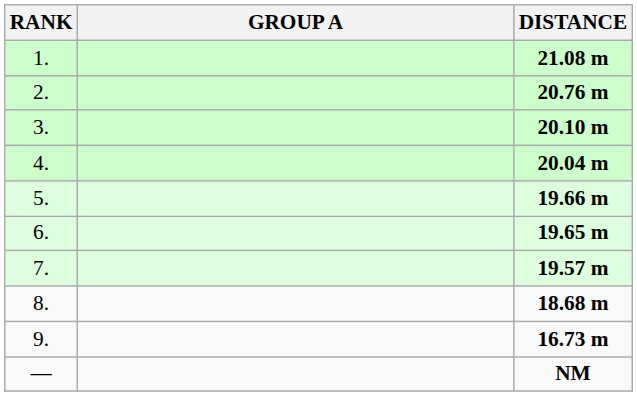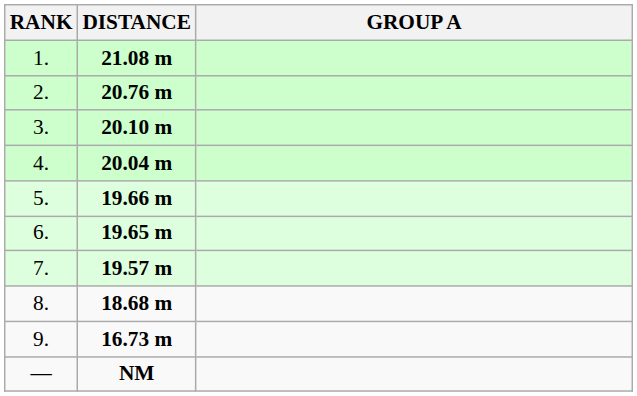columns swapped: (296, 22) <-> (573, 22)
